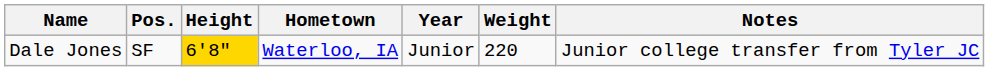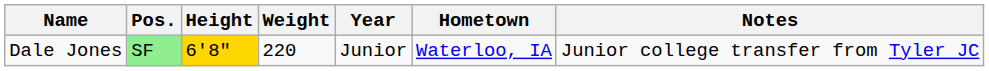columns swapped: (518, 20) <-> (330, 20)
(143, 51) no background -> (143, 51) lightgreen background
